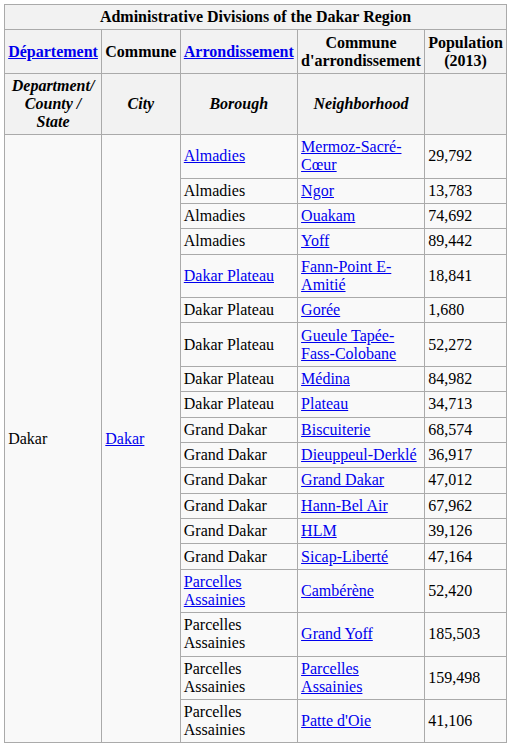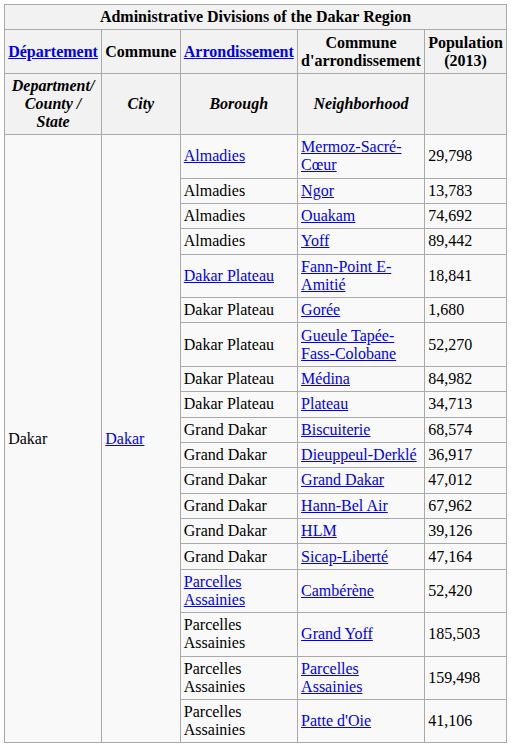(450, 156) 29,792 -> (450, 156) 29,798
(450, 344) 52,272 -> (450, 344) 52,270
